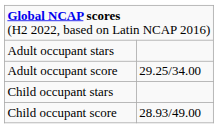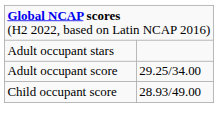- row: (60, 91)
